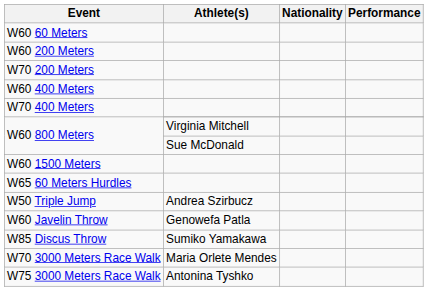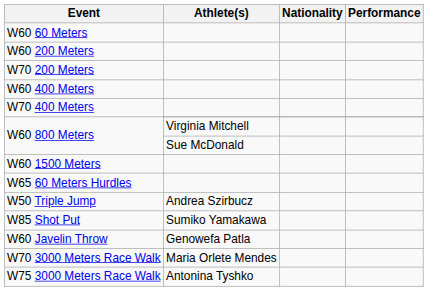+ row: (44, 220)
- row: (57, 239)
